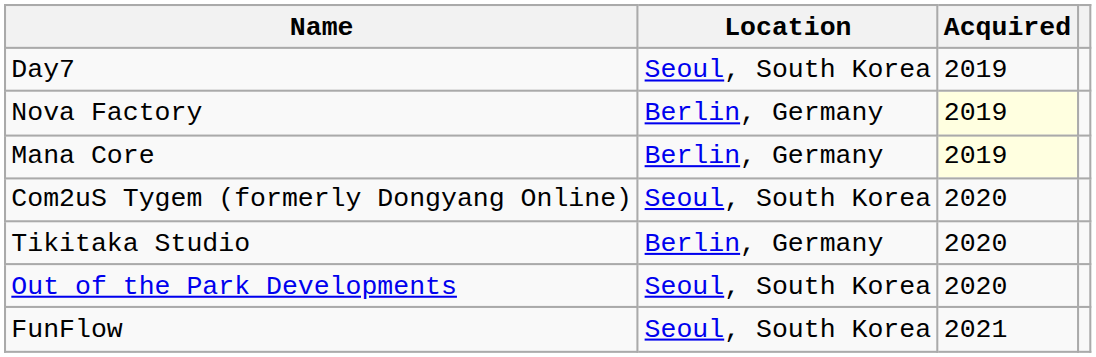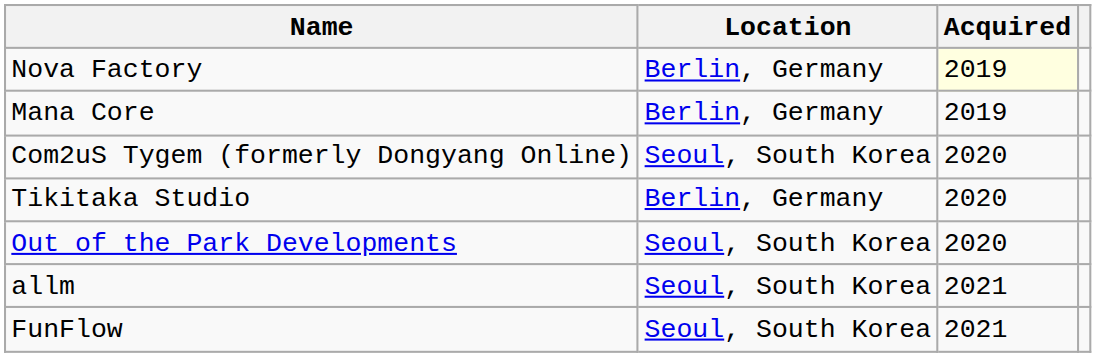- row: (43, 70)
(976, 156) lightyellow background -> (976, 113) no background
+ row: (43, 286)
